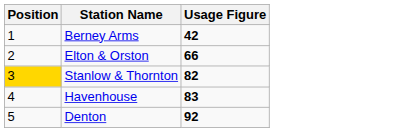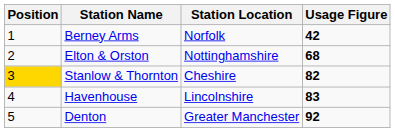+ column: (242, 14)
(191, 55) 66 -> (312, 55) 68
